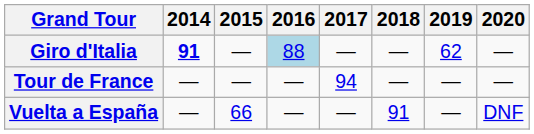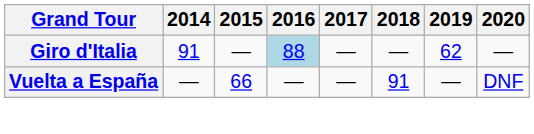(189, 50) bold -> (189, 50) normal
- row: (84, 81)
